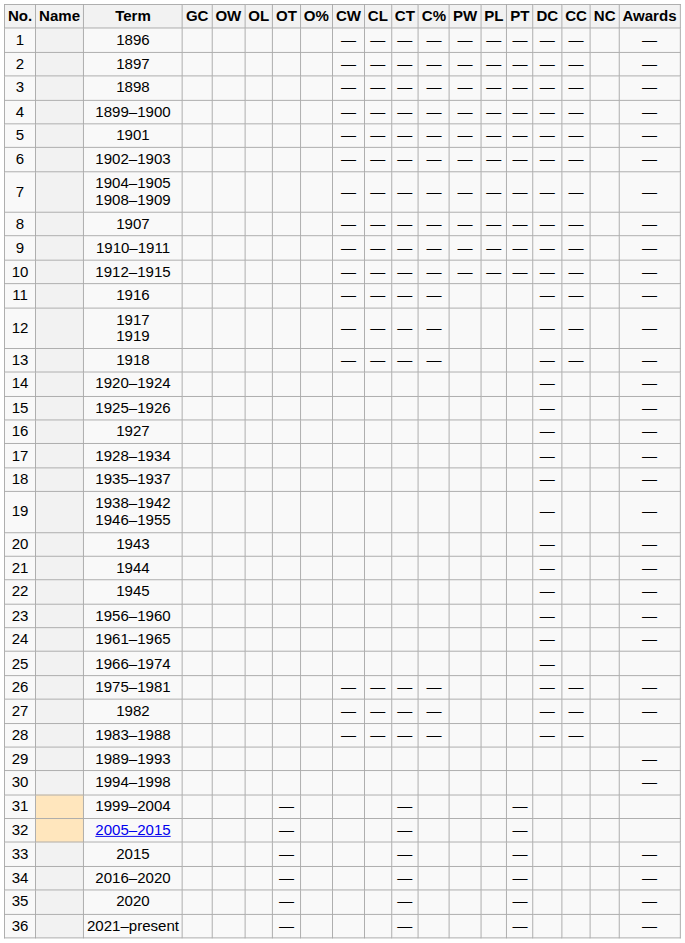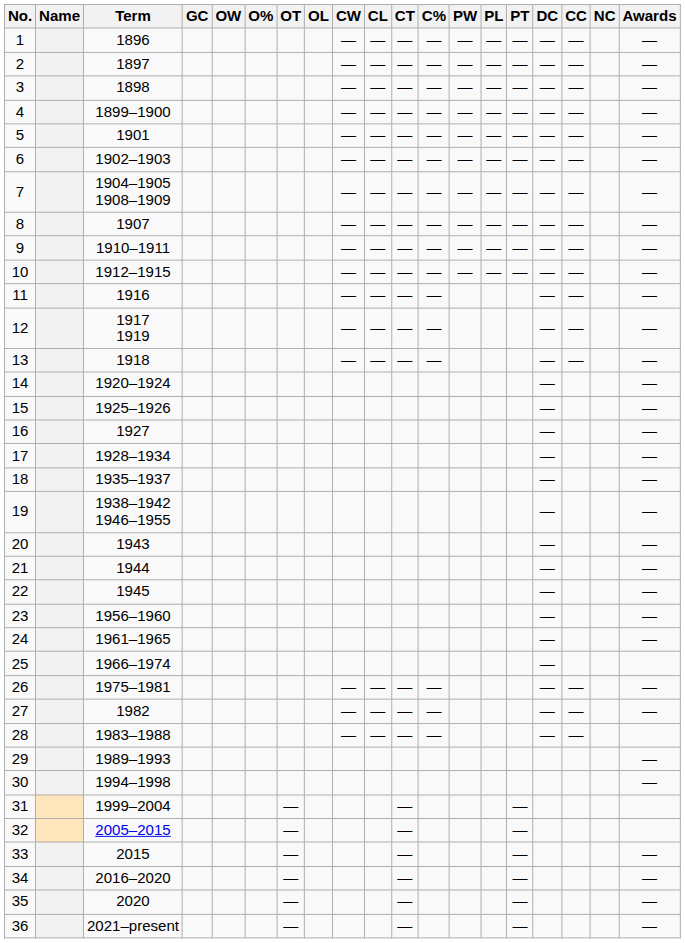columns swapped: (259, 16) <-> (316, 16)
